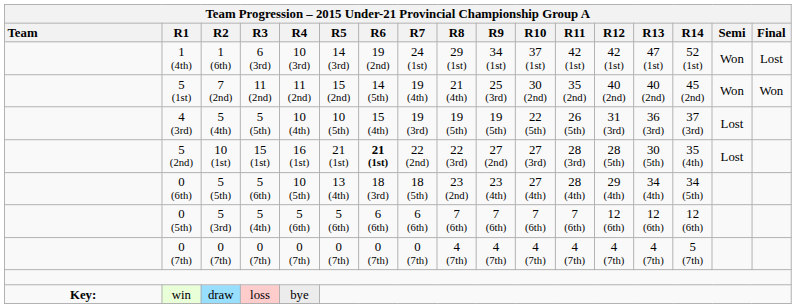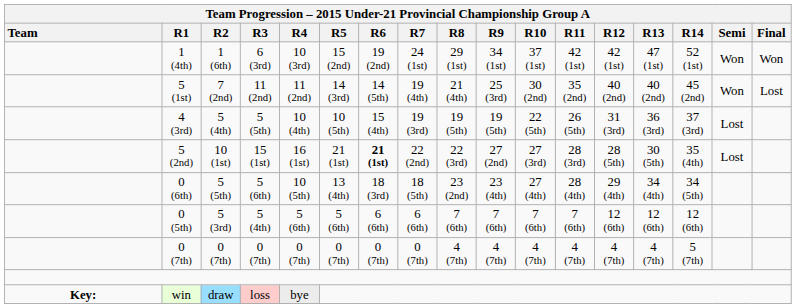(339, 58) 14 (3rd) -> (339, 58) 15 (2nd)
(771, 59) Lost -> (771, 59) Won
(339, 91) 15 (2nd) -> (339, 91) 14 (3rd)
(771, 91) Won -> (771, 91) Lost
